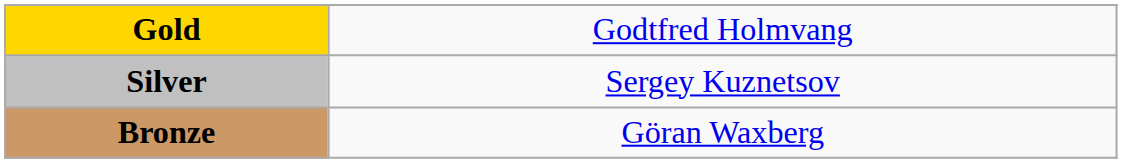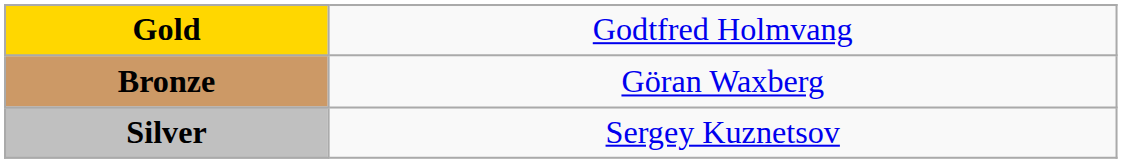rows swapped: (167, 81) <-> (167, 132)
